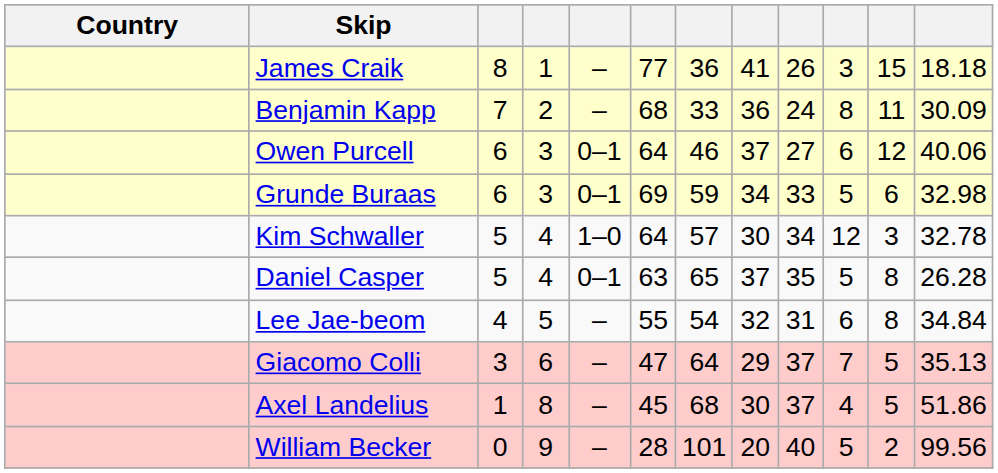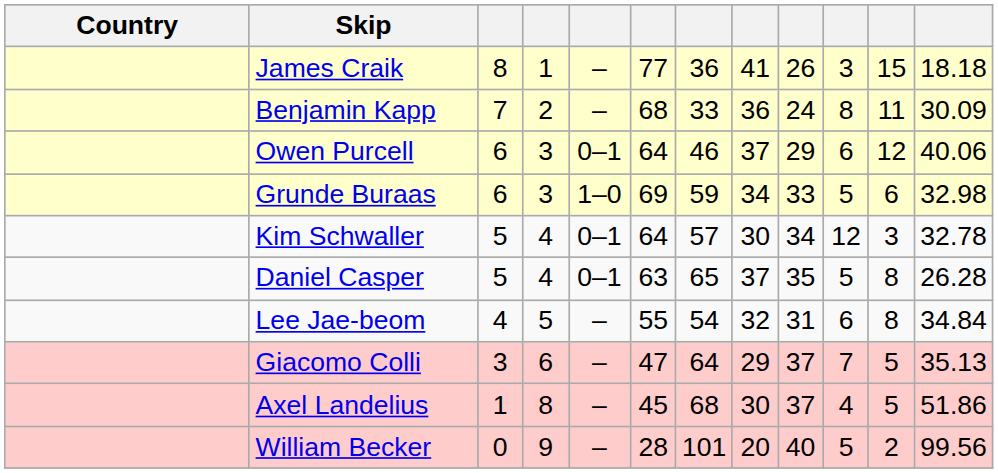(801, 151) 27 -> (801, 151) 29
(599, 194) 0–1 -> (599, 194) 1–0
(599, 236) 1–0 -> (599, 236) 0–1
